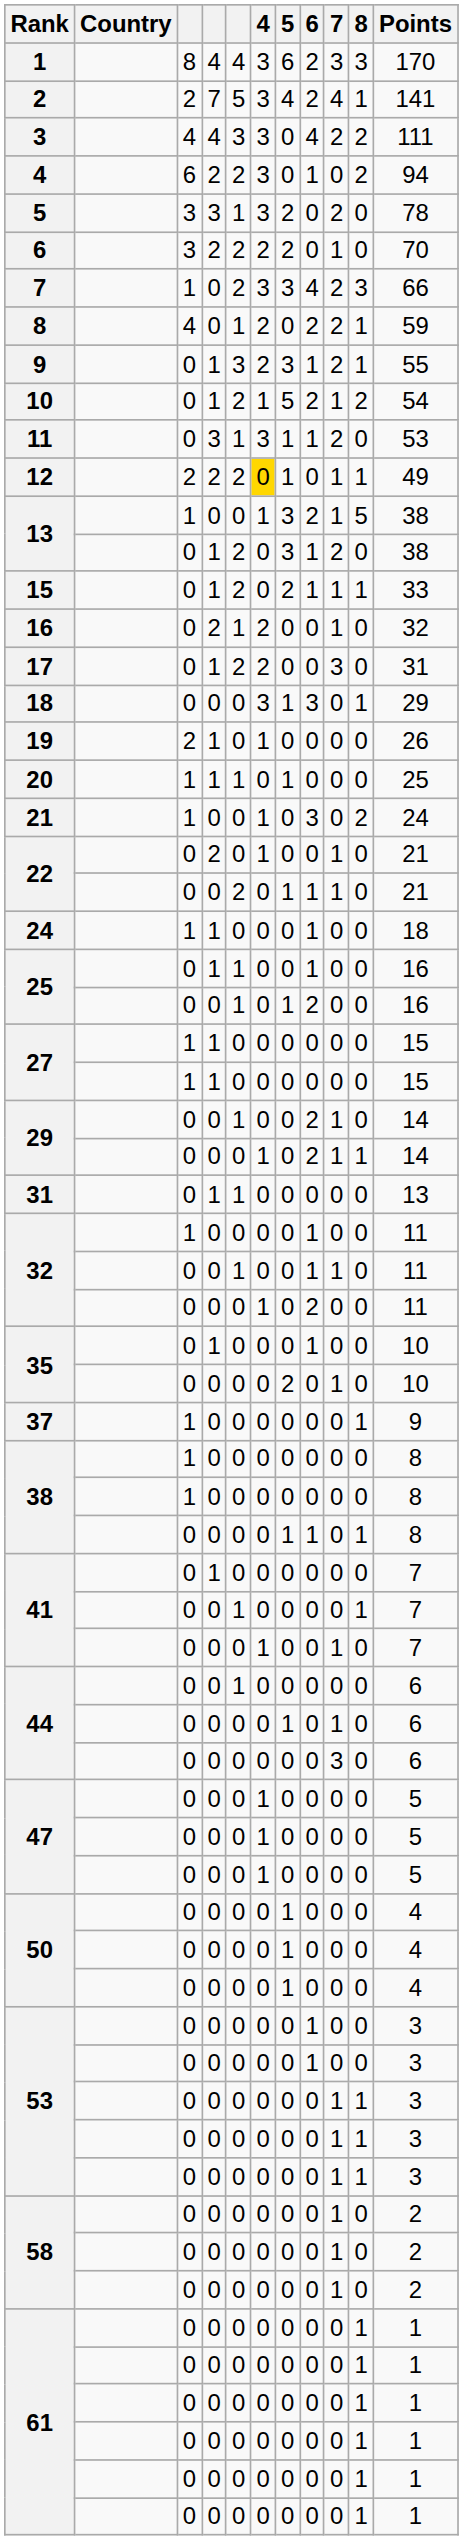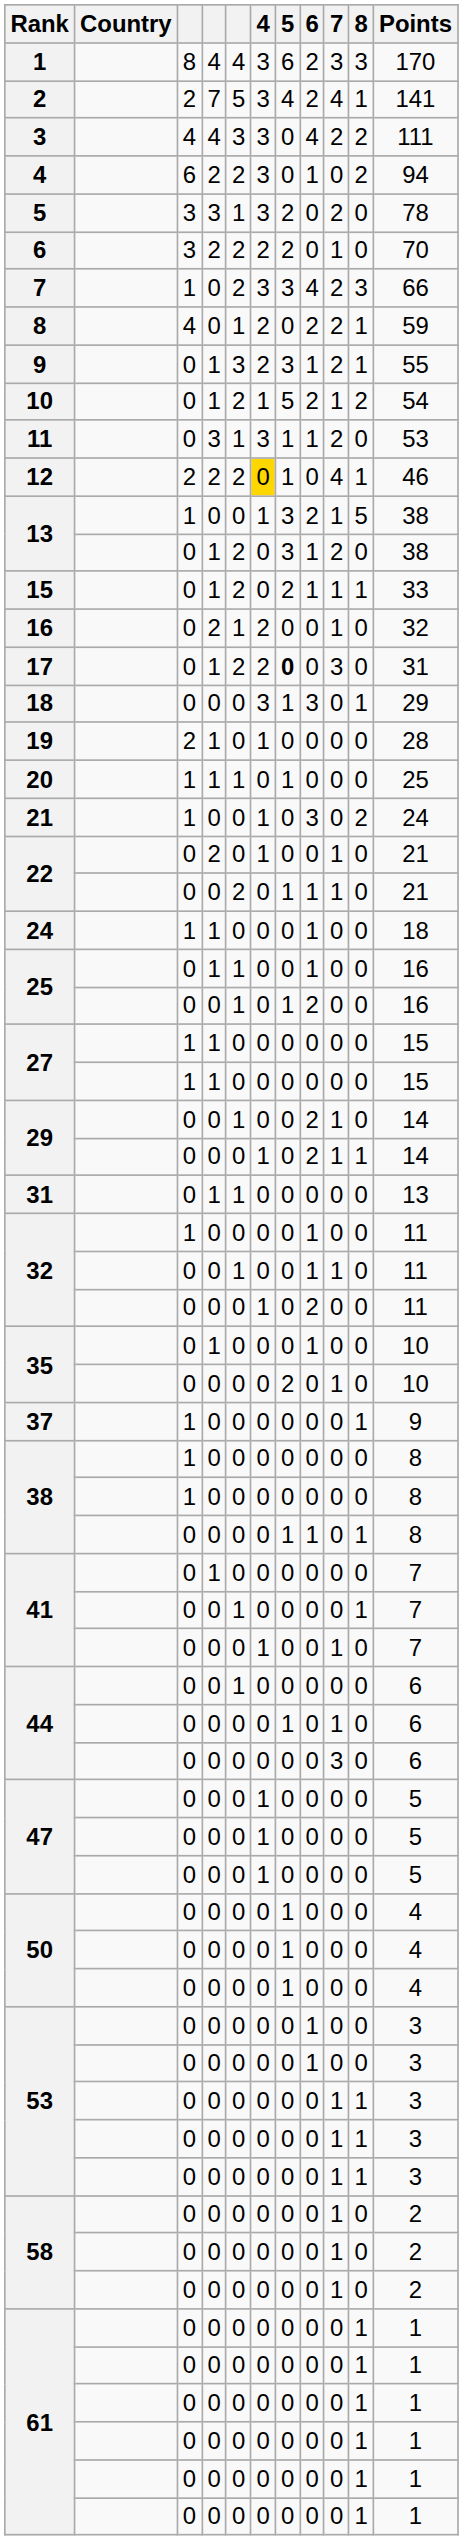(337, 477) 1 -> (337, 477) 4
(415, 477) 49 -> (415, 477) 46
(288, 666) normal -> (288, 666) bold
(415, 742) 26 -> (415, 742) 28
